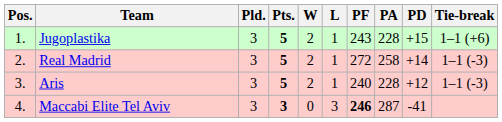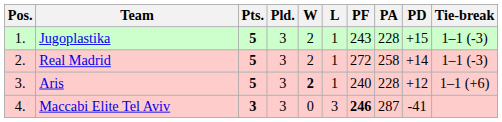columns swapped: (254, 15) <-> (284, 15)
(465, 38) 1–1 (+6) -> (465, 38) 1–1 (-3)
(310, 83) normal -> (310, 83) bold
(465, 83) 1–1 (-3) -> (465, 83) 1–1 (+6)
